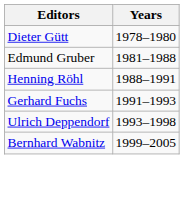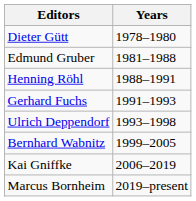+ row: (40, 164)
+ row: (56, 185)
